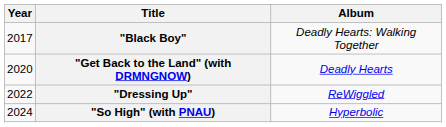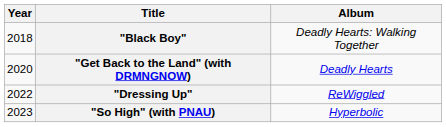(20, 38) 2017 -> (20, 38) 2018
(20, 112) 2024 -> (20, 112) 2023
